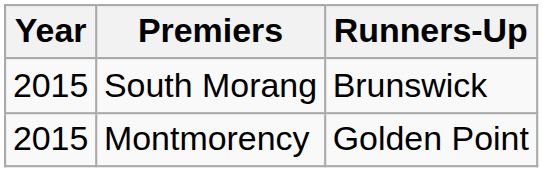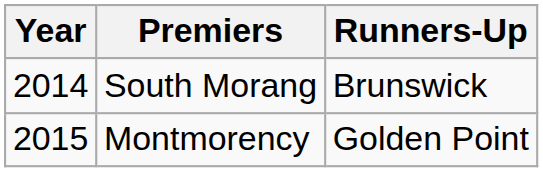(51, 85) 2015 -> (51, 85) 2014
